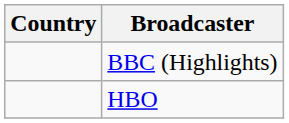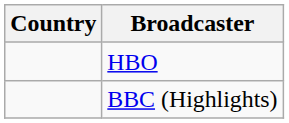rows swapped: (192, 61) <-> (132, 99)
